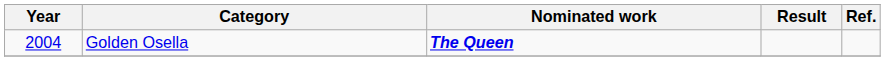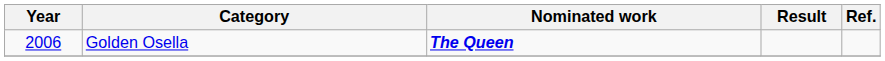(43, 42) 2004 -> (43, 42) 2006
